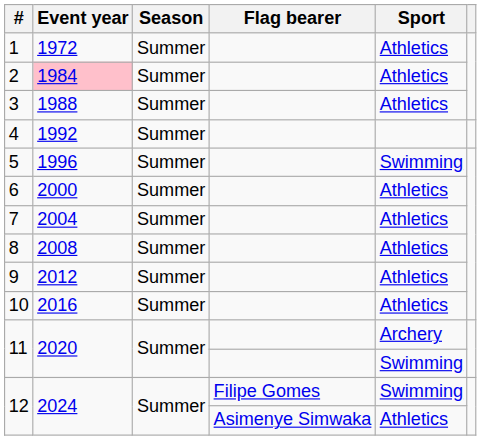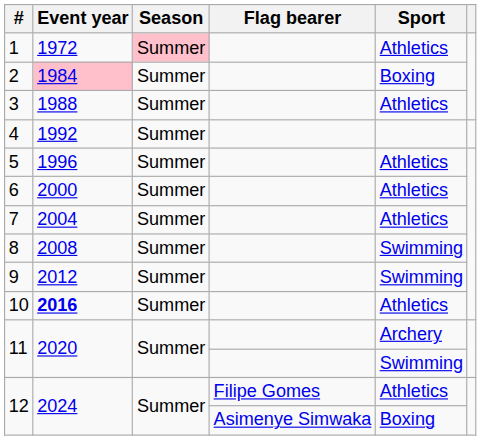(171, 47) no background -> (171, 47) pink background
(414, 76) Athletics -> (407, 76) Boxing
(421, 162) Swimming -> (414, 162) Athletics
(414, 248) Athletics -> (421, 248) Swimming
(414, 276) Athletics -> (421, 276) Swimming
(57, 305) normal -> (57, 305) bold
(421, 391) Swimming -> (414, 391) Athletics
(414, 420) Athletics -> (407, 420) Boxing
